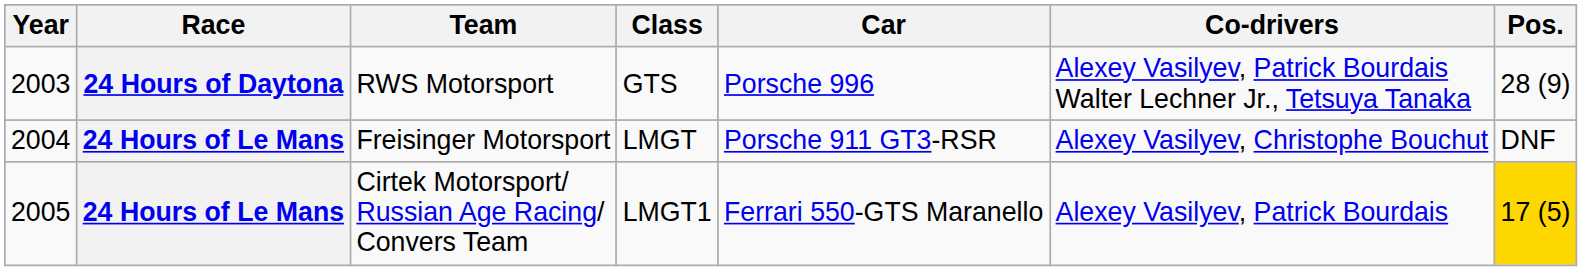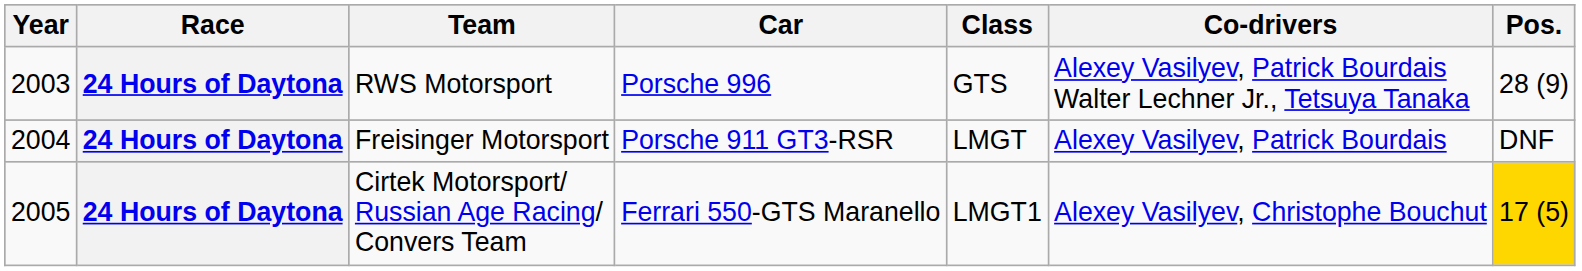columns swapped: (884, 25) <-> (667, 25)
(213, 140) 24 Hours of Le Mans -> (213, 140) 24 Hours of Daytona
(1272, 140) Alexey Vasilyev, Christophe Bouchut -> (1250, 140) Alexey Vasilyev, Patrick Bourdais
(213, 212) 24 Hours of Le Mans -> (213, 212) 24 Hours of Daytona
(1252, 212) Alexey Vasilyev, Patrick Bourdais -> (1270, 212) Alexey Vasilyev, Christophe Bouchut
